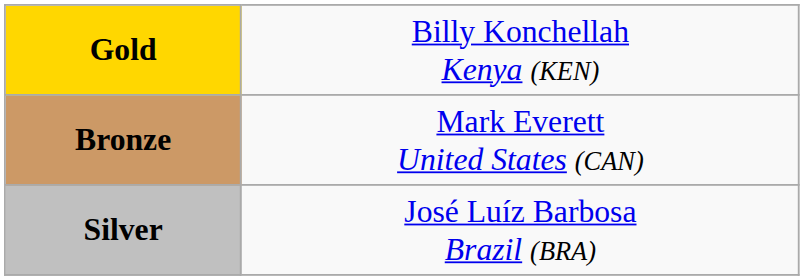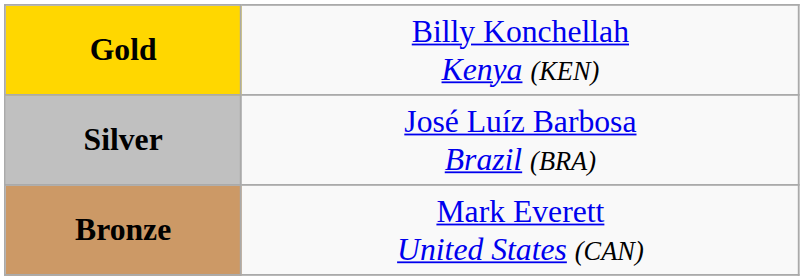rows swapped: (123, 229) <-> (123, 139)
